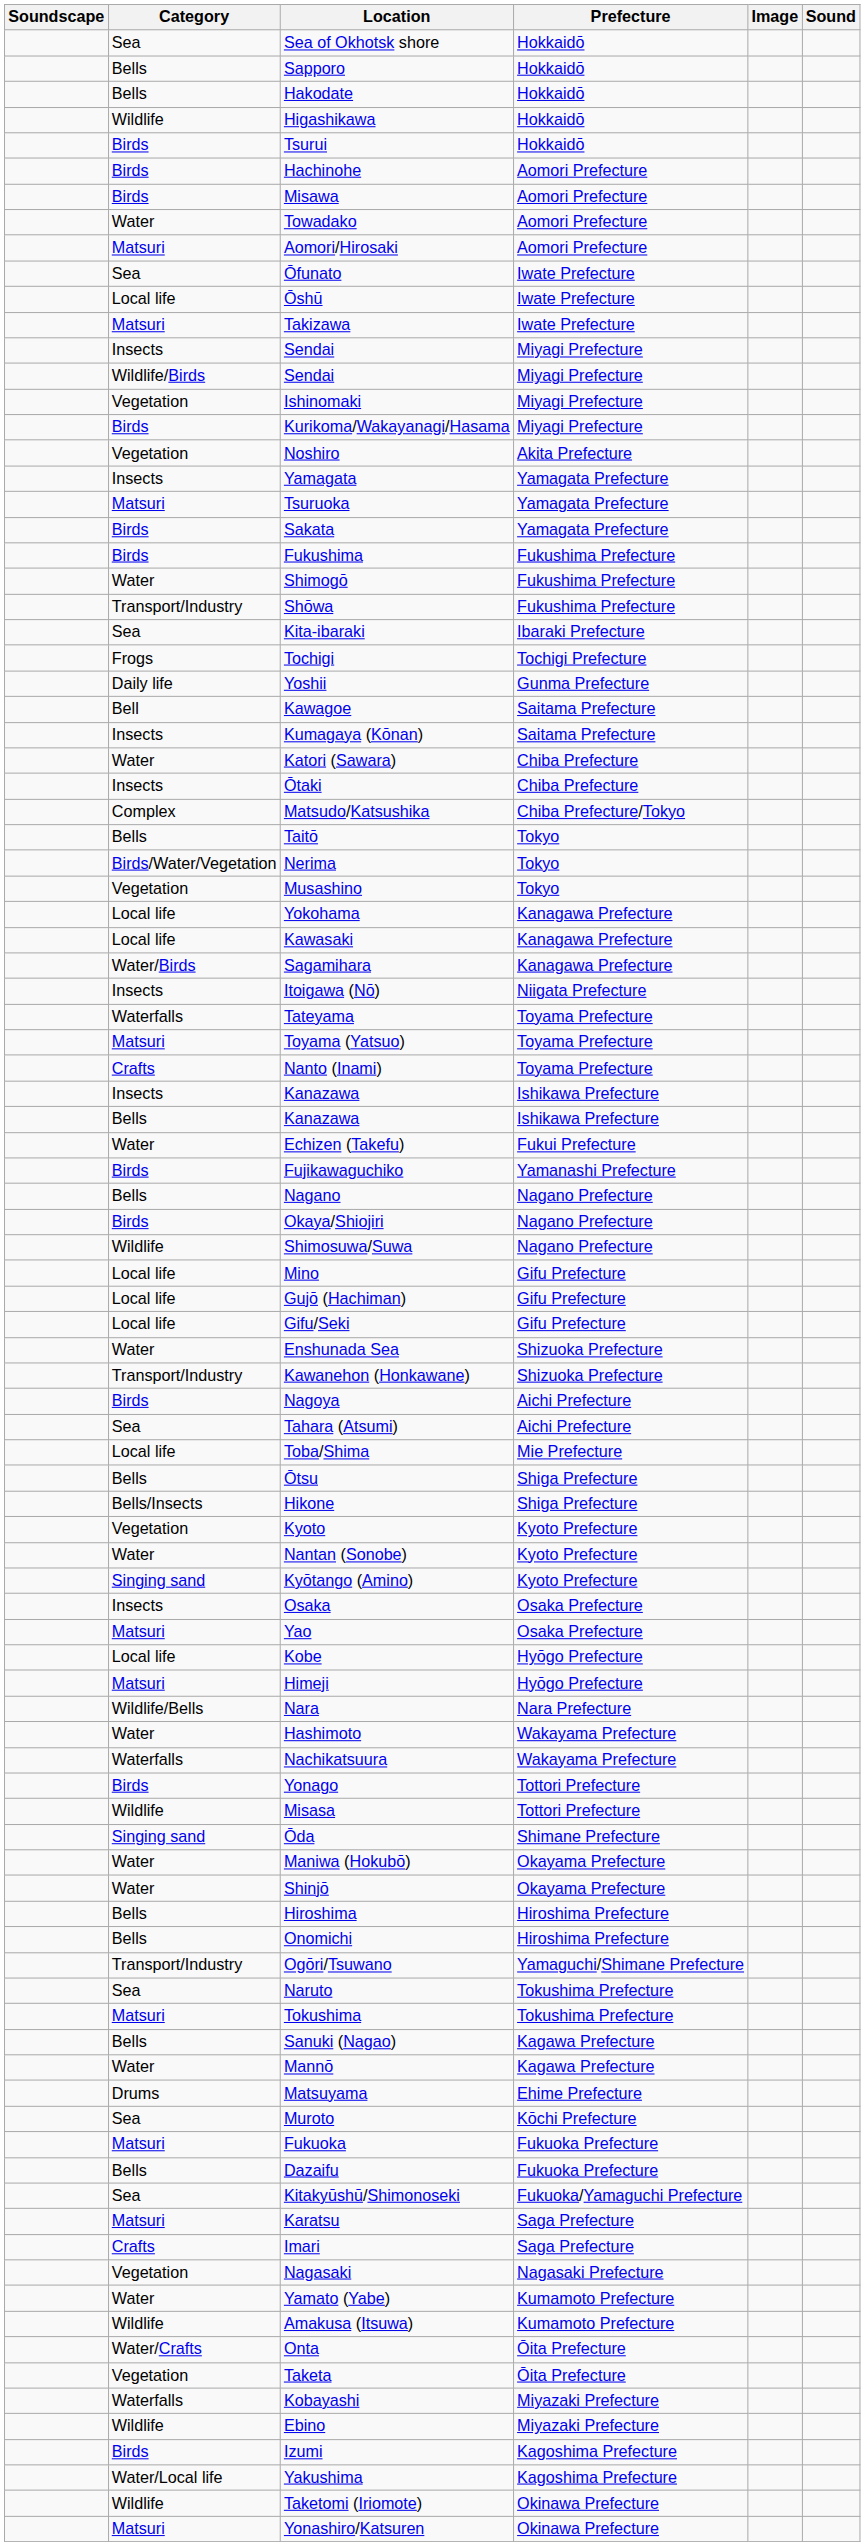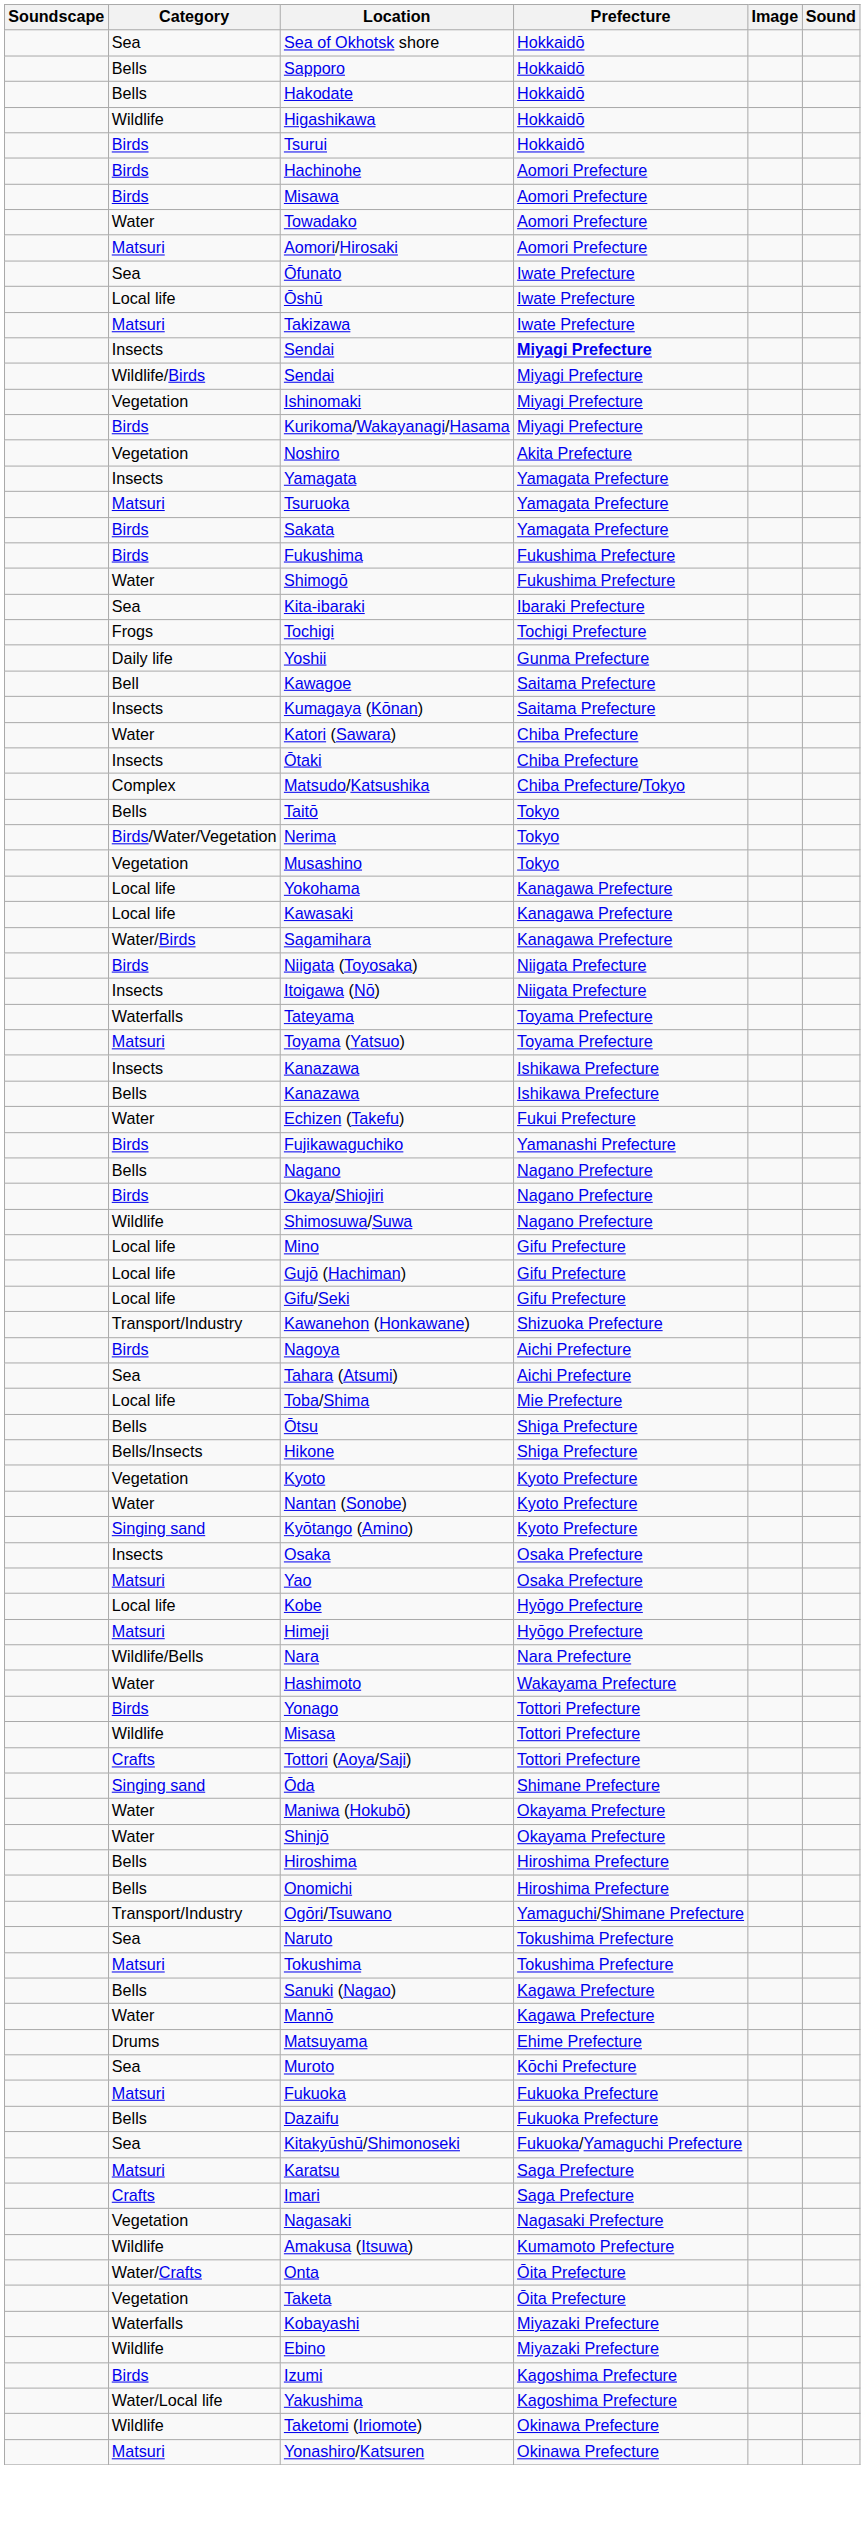(580, 350) normal -> (584, 350) bold
- row: (177, 606)
+ row: (130, 965)
- row: (133, 1068)
- row: (133, 1350)
- row: (147, 1760)
+ row: (133, 1760)
- row: (133, 2298)
